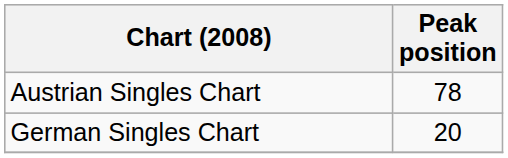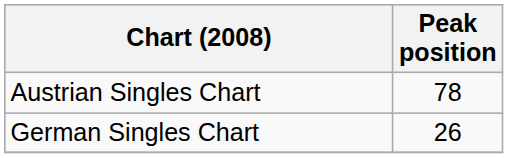(448, 132) 20 -> (448, 132) 26
